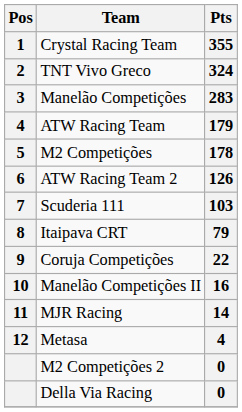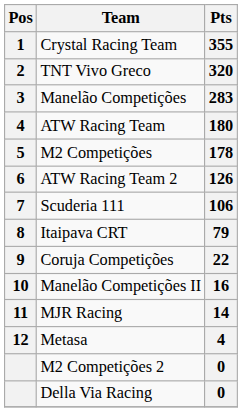(221, 71) 324 -> (221, 71) 320
(221, 125) 179 -> (221, 125) 180
(221, 206) 103 -> (221, 206) 106
